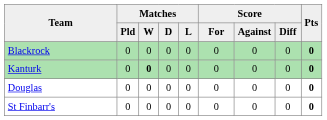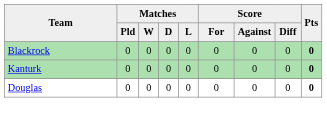(149, 69) bold -> (149, 69) normal
- row: (31, 106)
